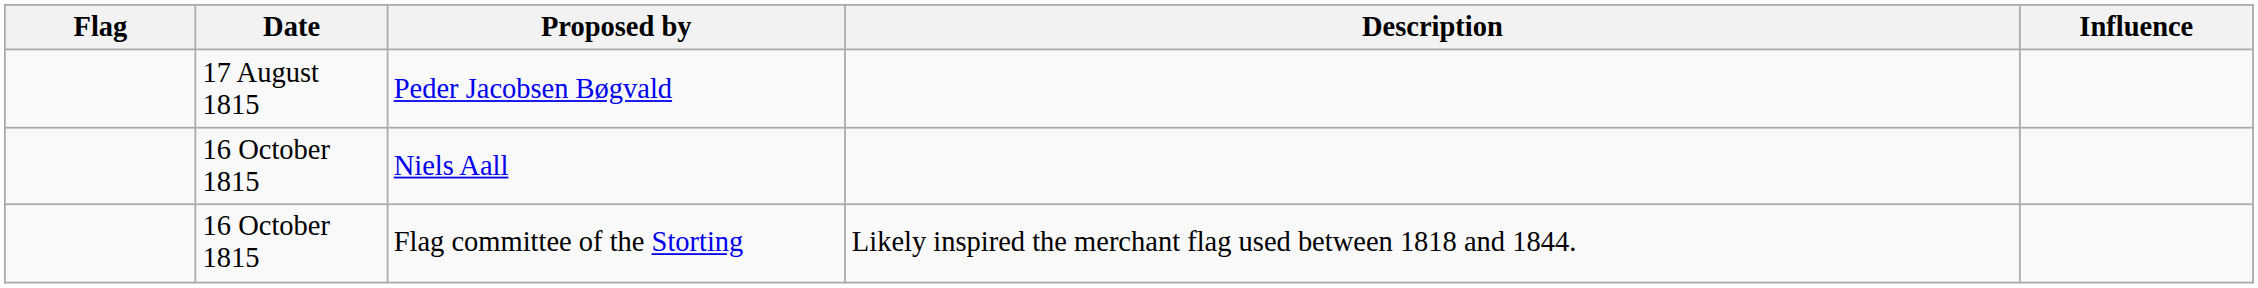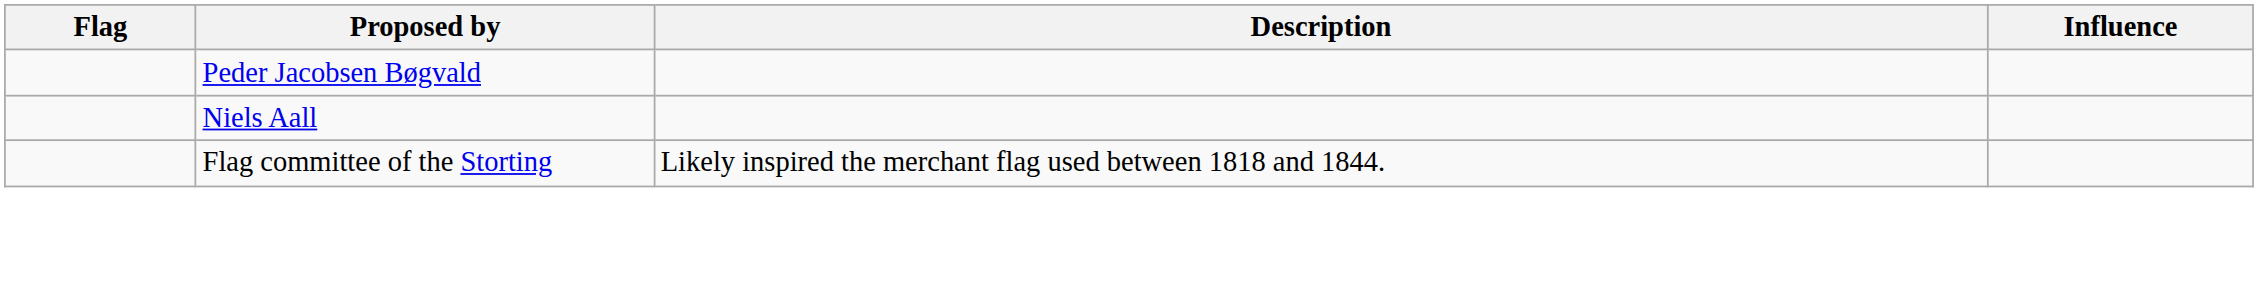- column: (292, 27)
